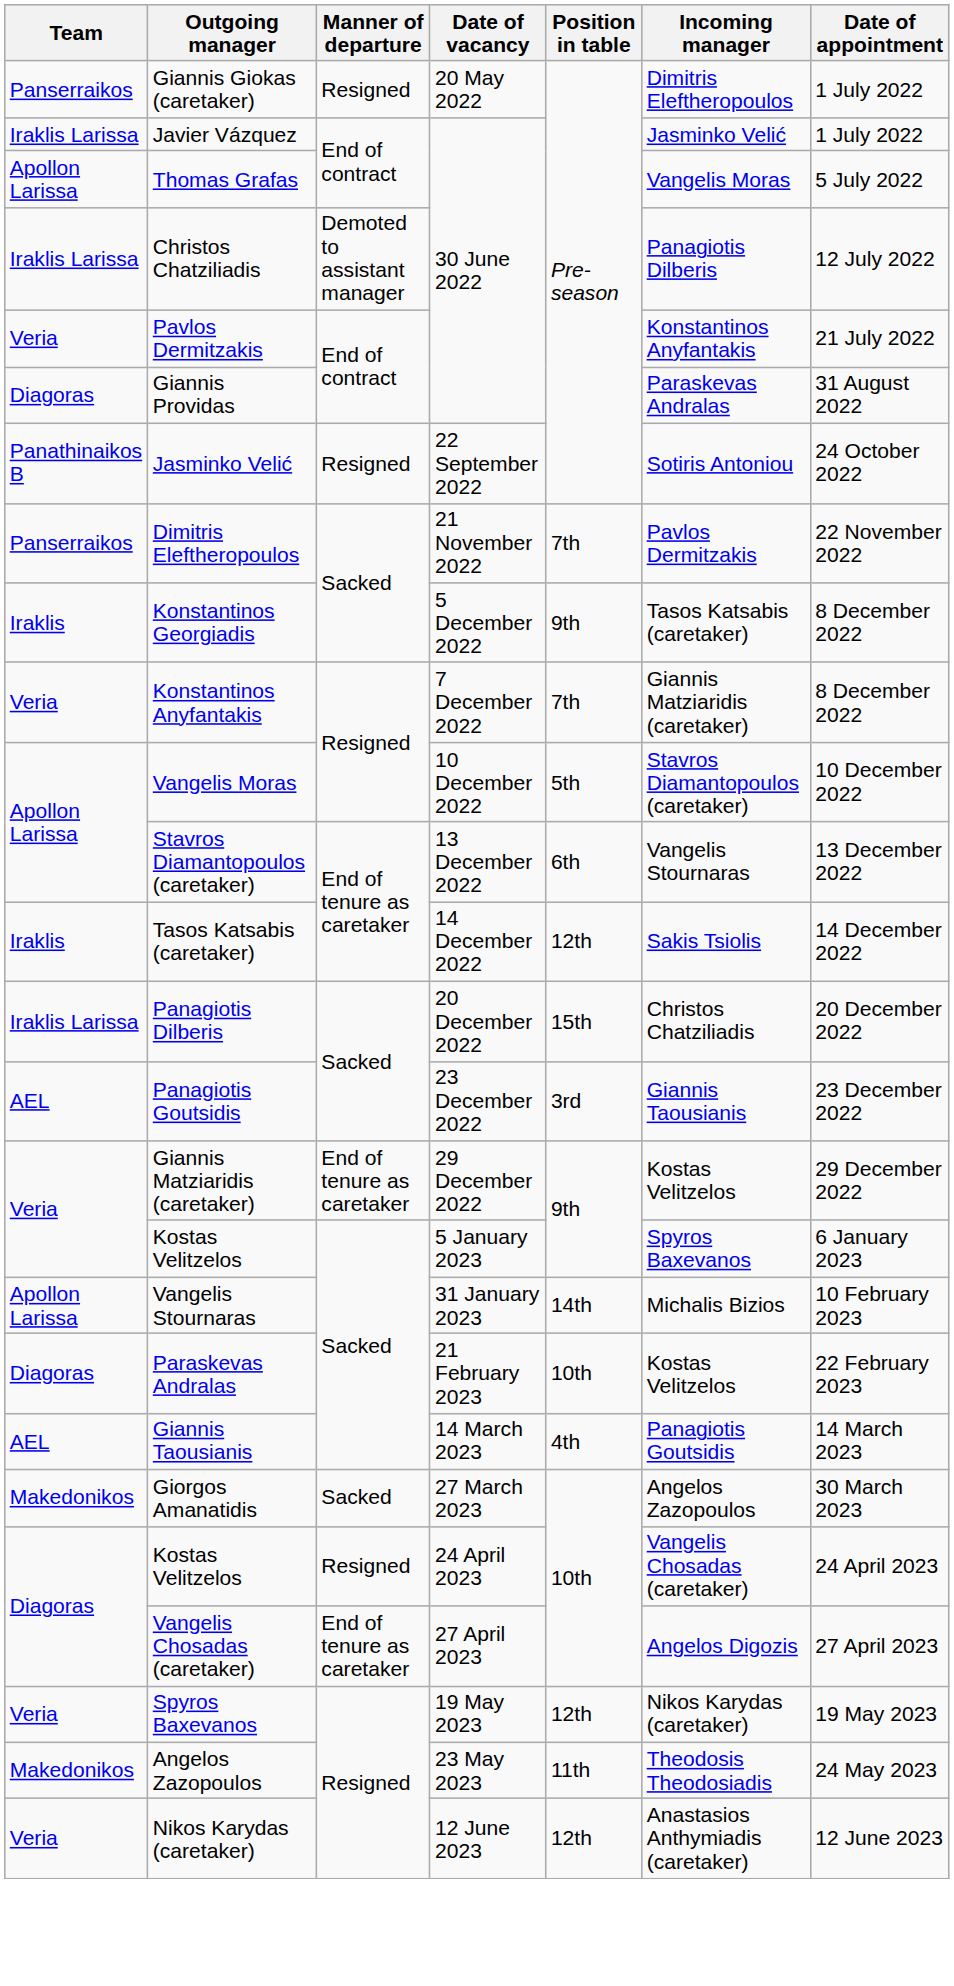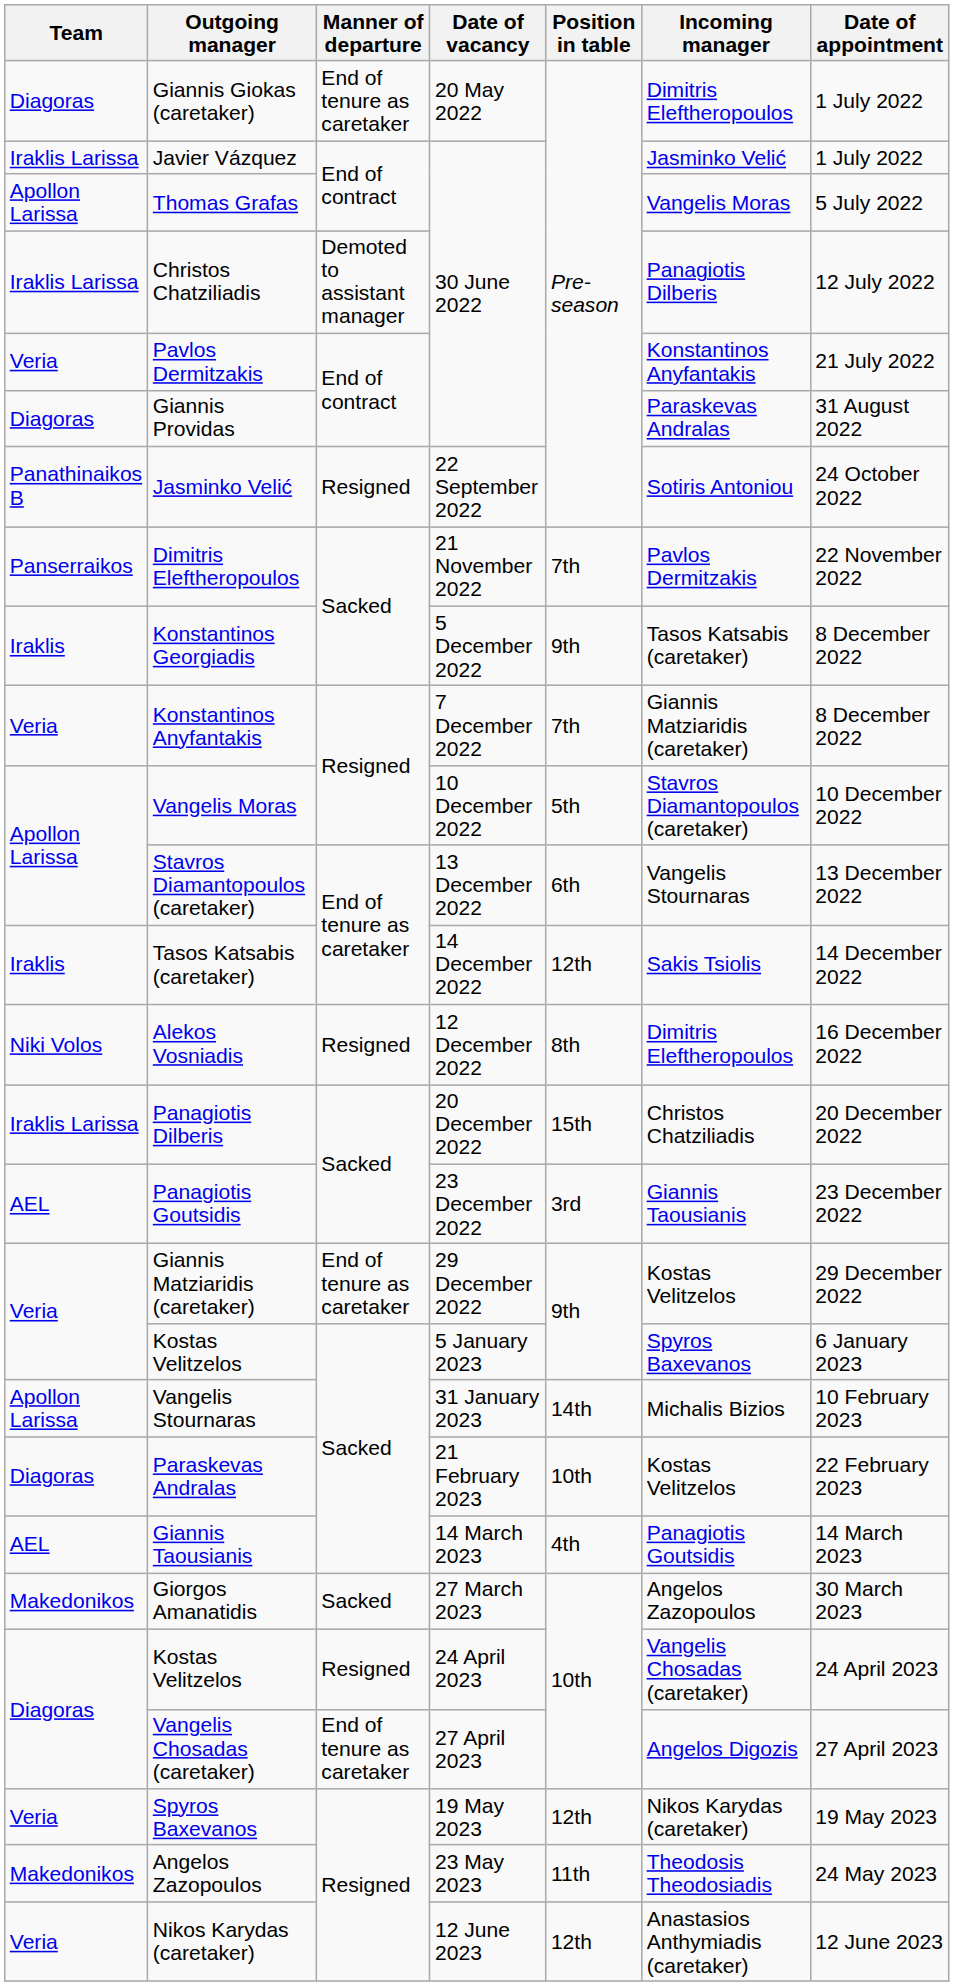(71, 89) Panserraikos -> (52, 101) Diagoras
(366, 89) Resigned -> (365, 101) End of tenure as caretaker
+ row: (198, 1044)
